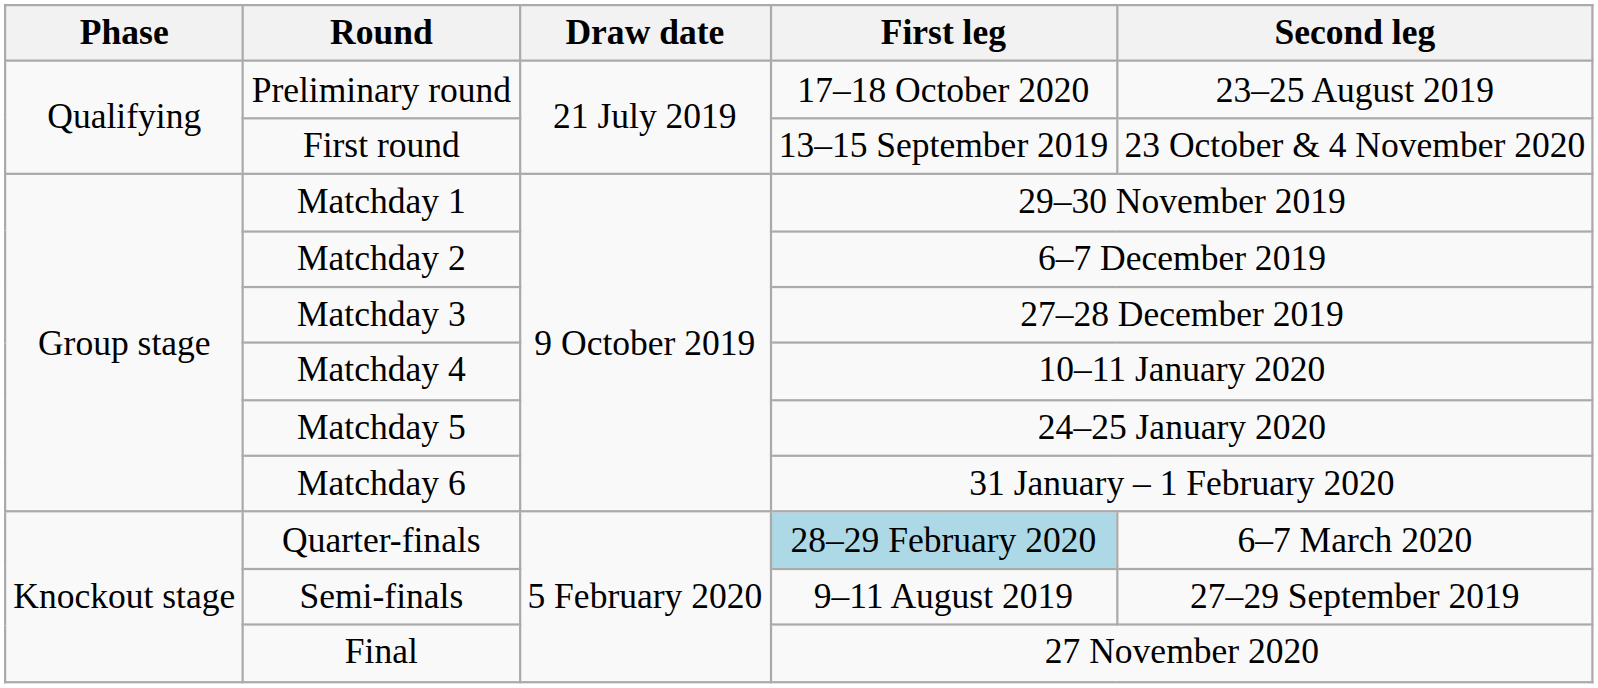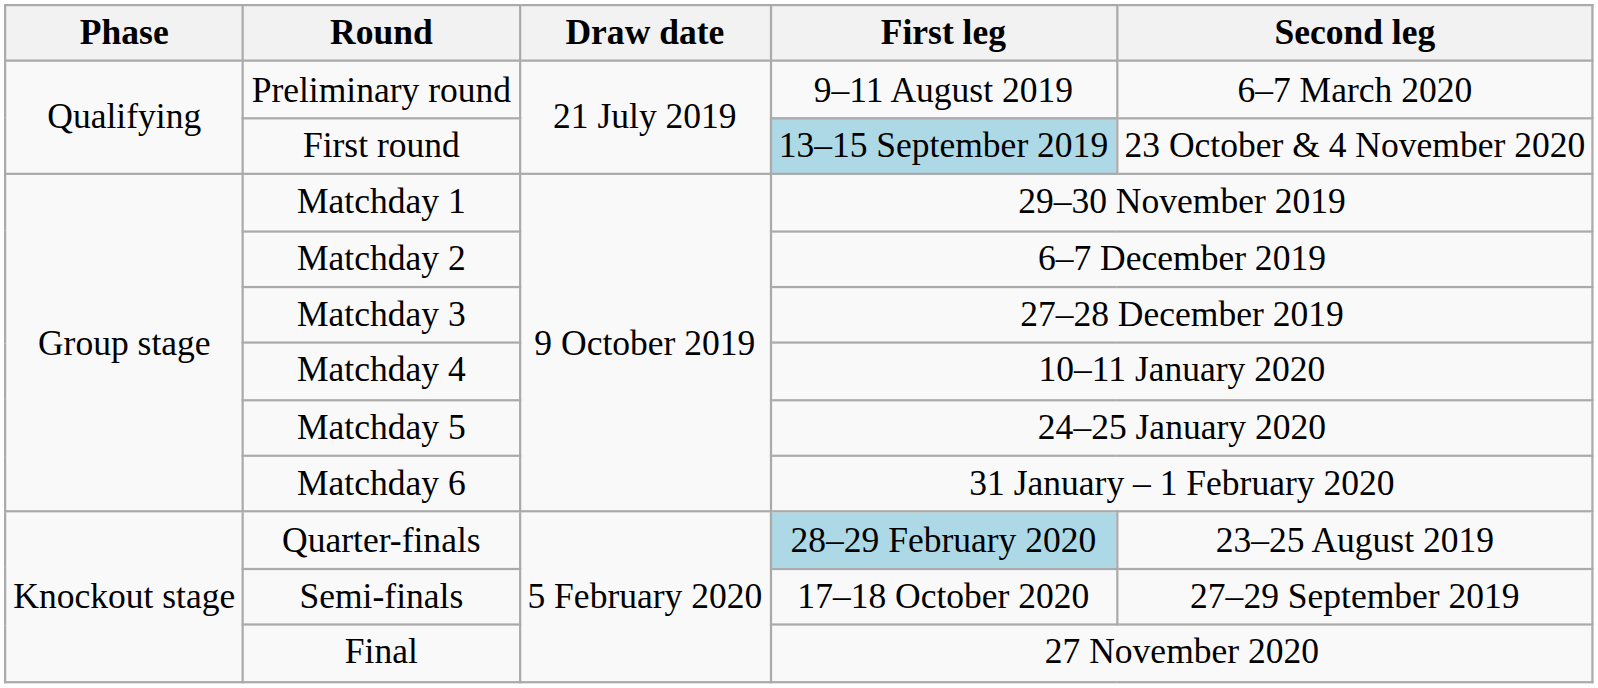(943, 88) 17–18 October 2020 -> (943, 88) 9–11 August 2019
(1355, 88) 23–25 August 2019 -> (1355, 88) 6–7 March 2020
(943, 145) no background -> (943, 145) lightblue background
(1355, 539) 6–7 March 2020 -> (1355, 539) 23–25 August 2019
(943, 595) 9–11 August 2019 -> (943, 595) 17–18 October 2020
